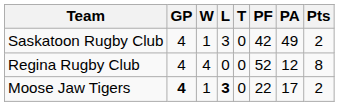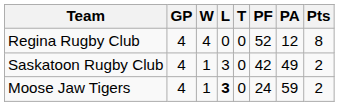rows swapped: (74, 64) <-> (86, 40)
(181, 88) bold -> (181, 88) normal
(263, 88) 22 -> (263, 88) 24
(290, 88) 17 -> (290, 88) 59
